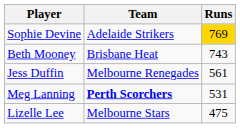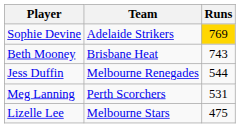(218, 73) 561 -> (218, 73) 544
(130, 93) bold -> (126, 93) normal
